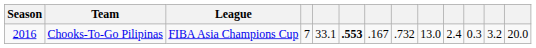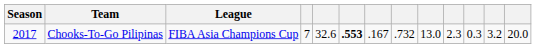(25, 34) 2016 -> (25, 34) 2017
(326, 34) 33.1 -> (326, 34) 32.6
(454, 34) 2.4 -> (454, 34) 2.3
